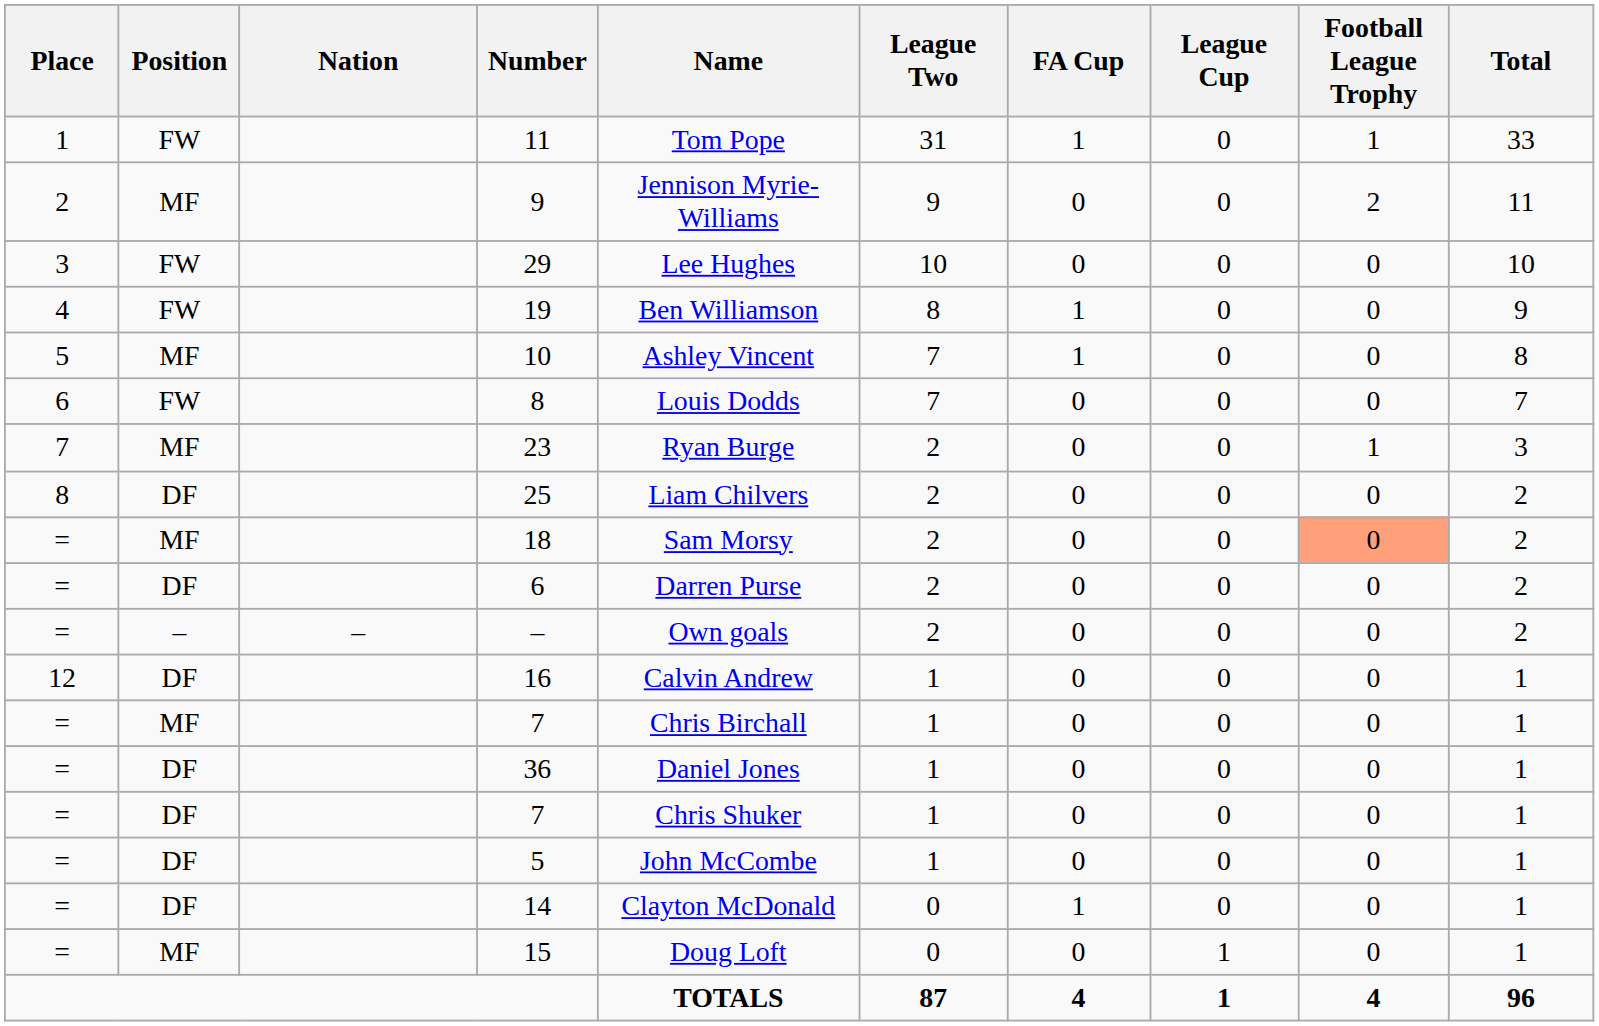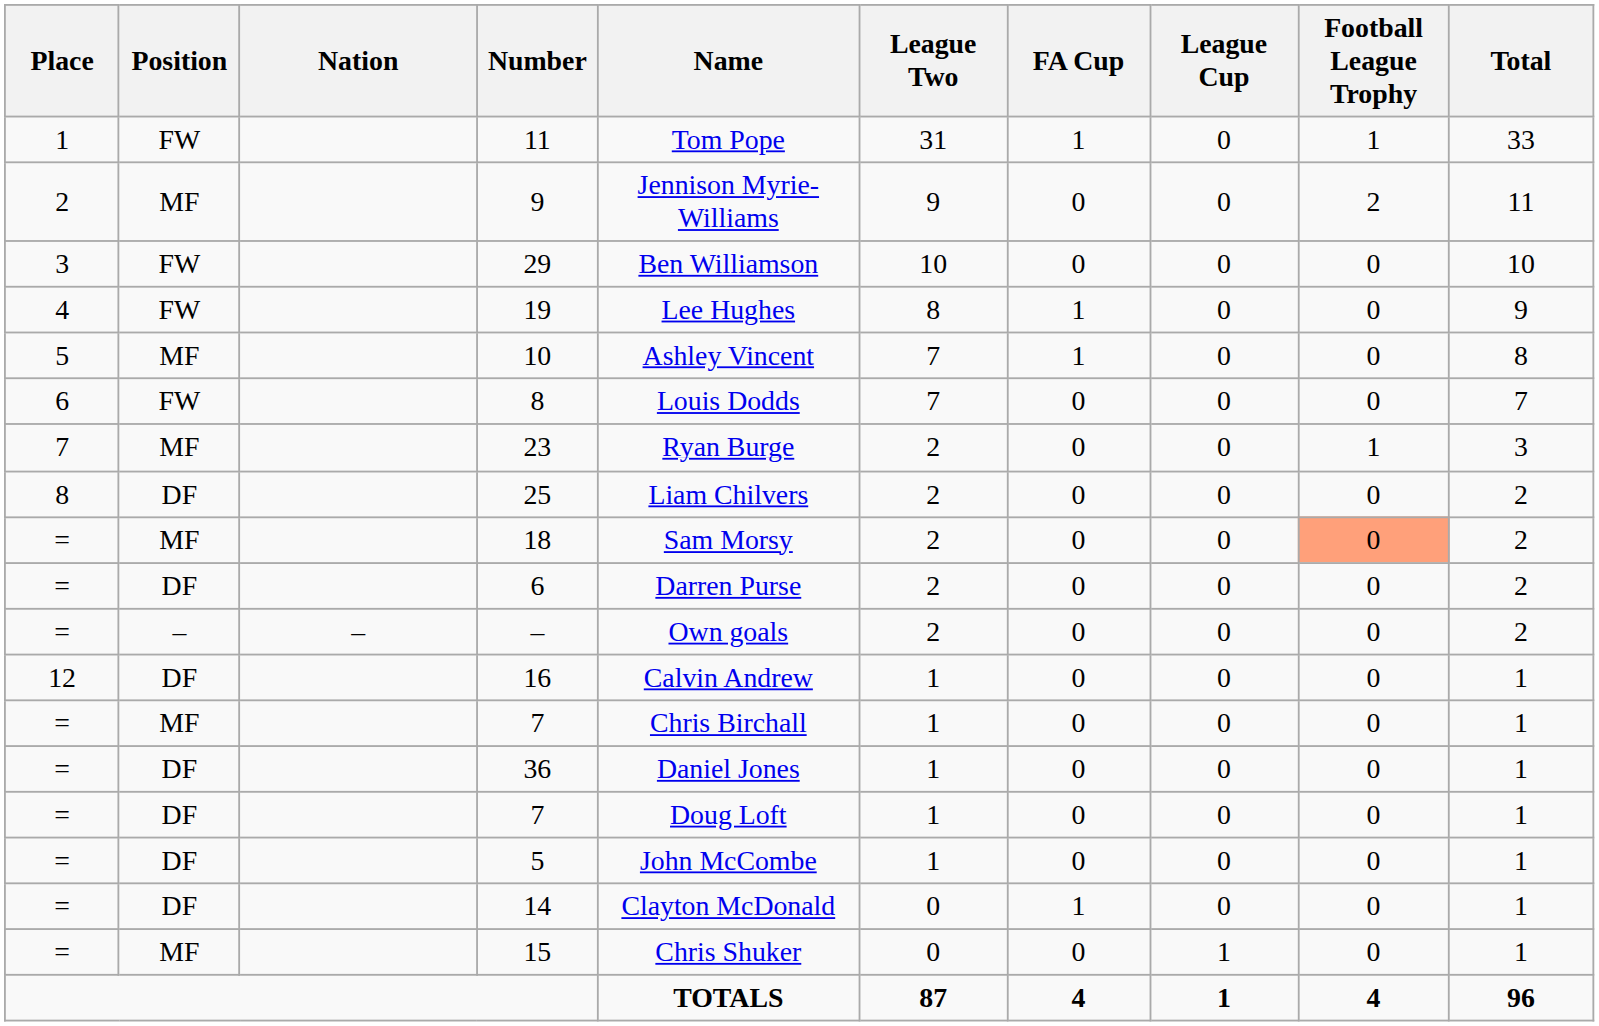(728, 264) Lee Hughes -> (728, 264) Ben Williamson
(728, 309) Ben Williamson -> (728, 309) Lee Hughes
(728, 814) Chris Shuker -> (728, 814) Doug Loft
(728, 951) Doug Loft -> (728, 951) Chris Shuker
